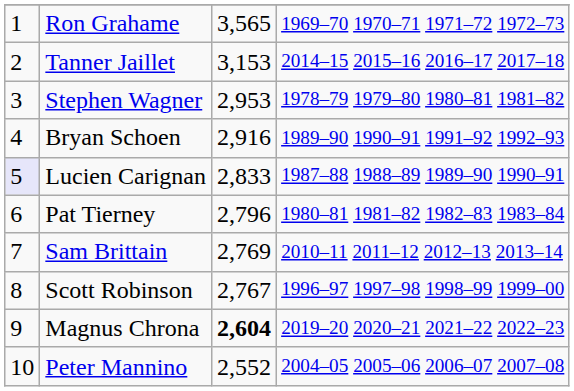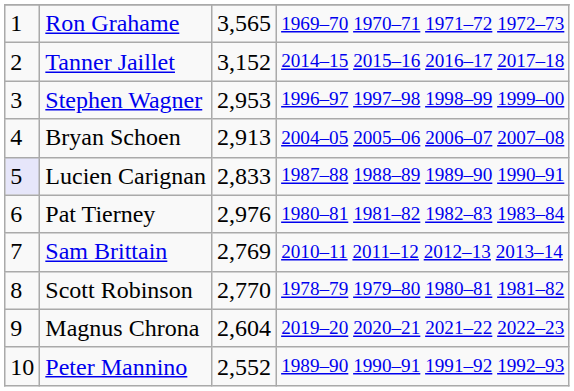(244, 61) 3,153 -> (244, 61) 3,152
(423, 99) 1978–79 1979–80 1980–81 1981–82 -> (423, 99) 1996–97 1997–98 1998–99 1999–00
(244, 137) 2,916 -> (244, 137) 2,913
(423, 137) 1989–90 1990–91 1991–92 1992–93 -> (423, 137) 2004–05 2005–06 2006–07 2007–08
(244, 213) 2,796 -> (244, 213) 2,976
(244, 289) 2,767 -> (244, 289) 2,770
(423, 289) 1996–97 1997–98 1998–99 1999–00 -> (423, 289) 1978–79 1979–80 1980–81 1981–82
(244, 328) bold -> (244, 328) normal
(423, 366) 2004–05 2005–06 2006–07 2007–08 -> (423, 366) 1989–90 1990–91 1991–92 1992–93
